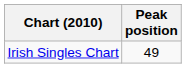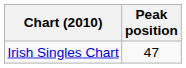(151, 52) 49 -> (151, 52) 47
